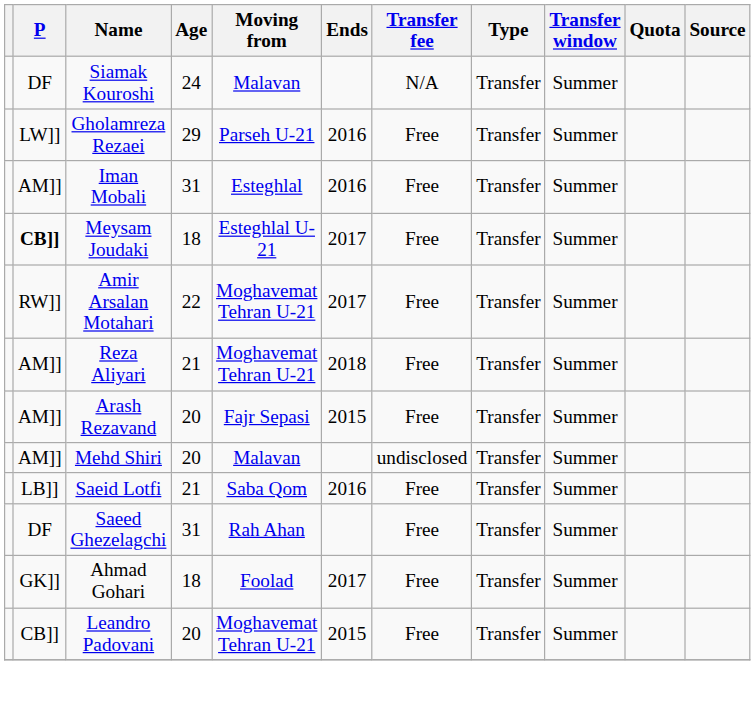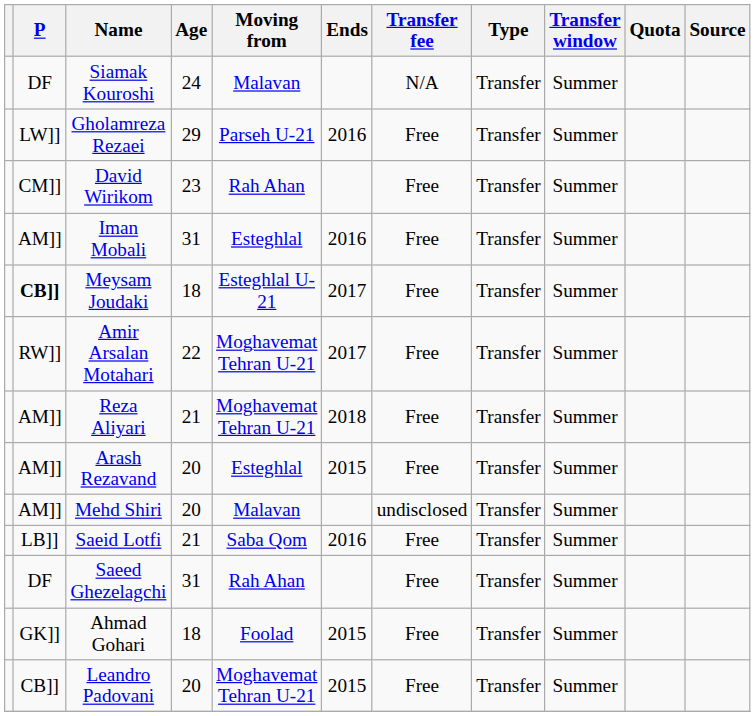+ row: (118, 186)
(267, 416) Fajr Sepasi -> (267, 468) Esteghlal
(347, 581) 2017 -> (347, 633) 2015
